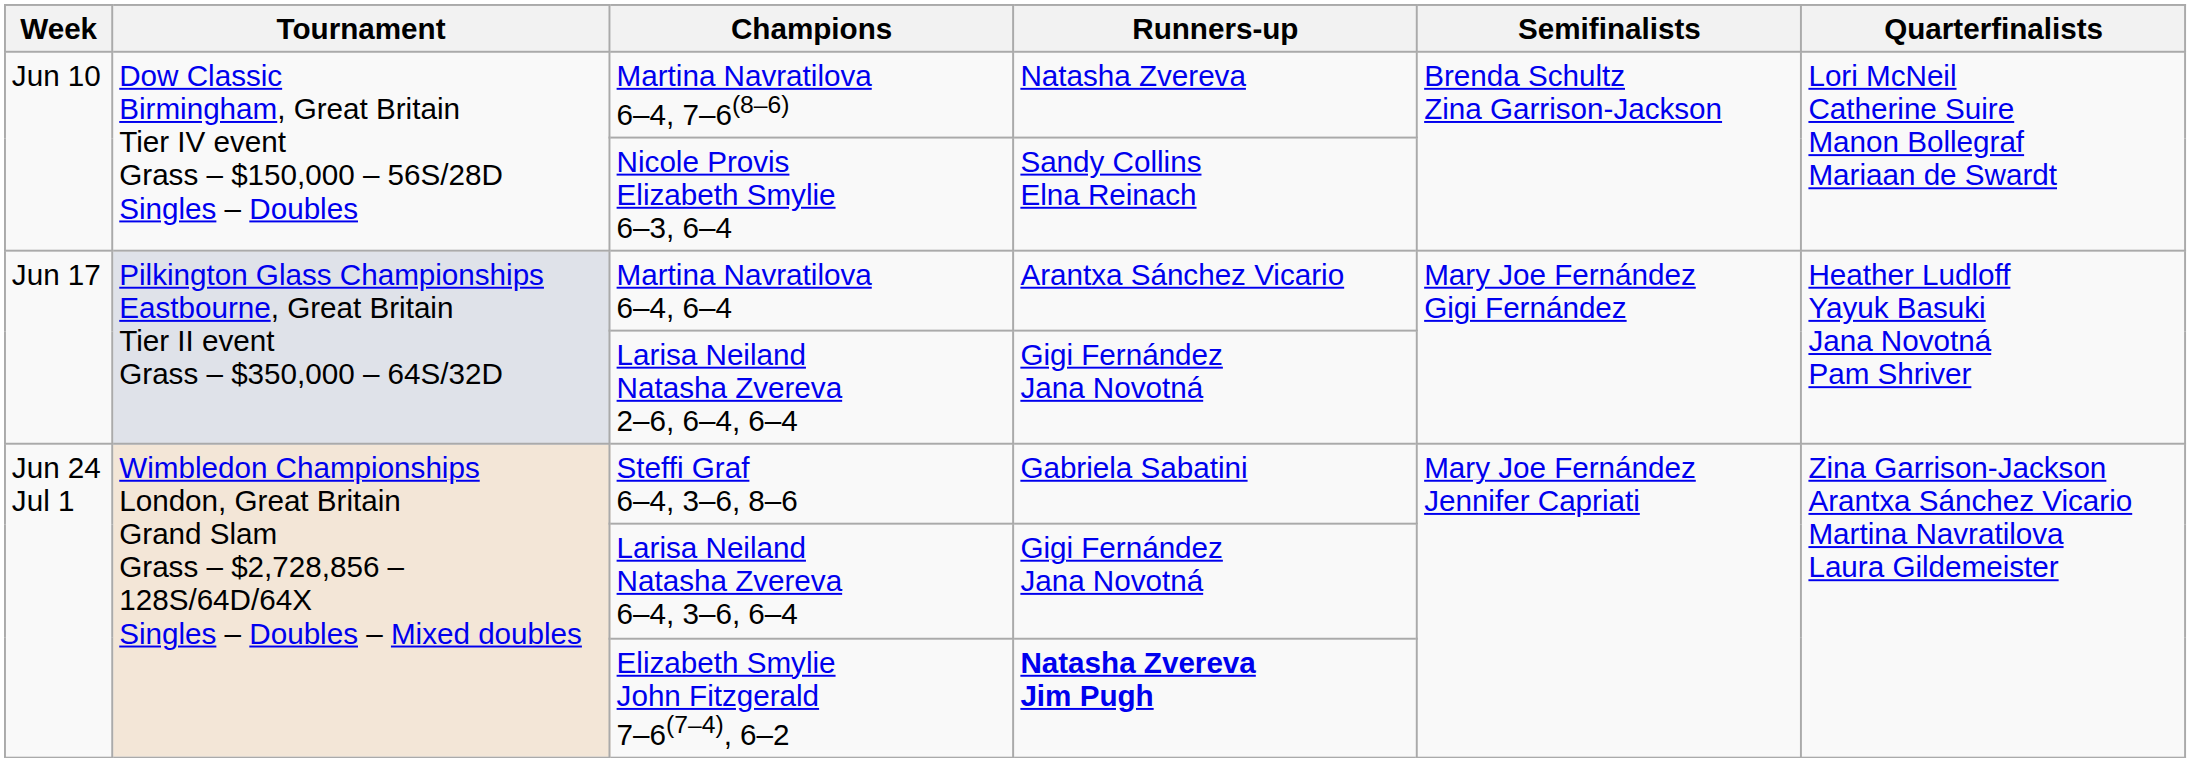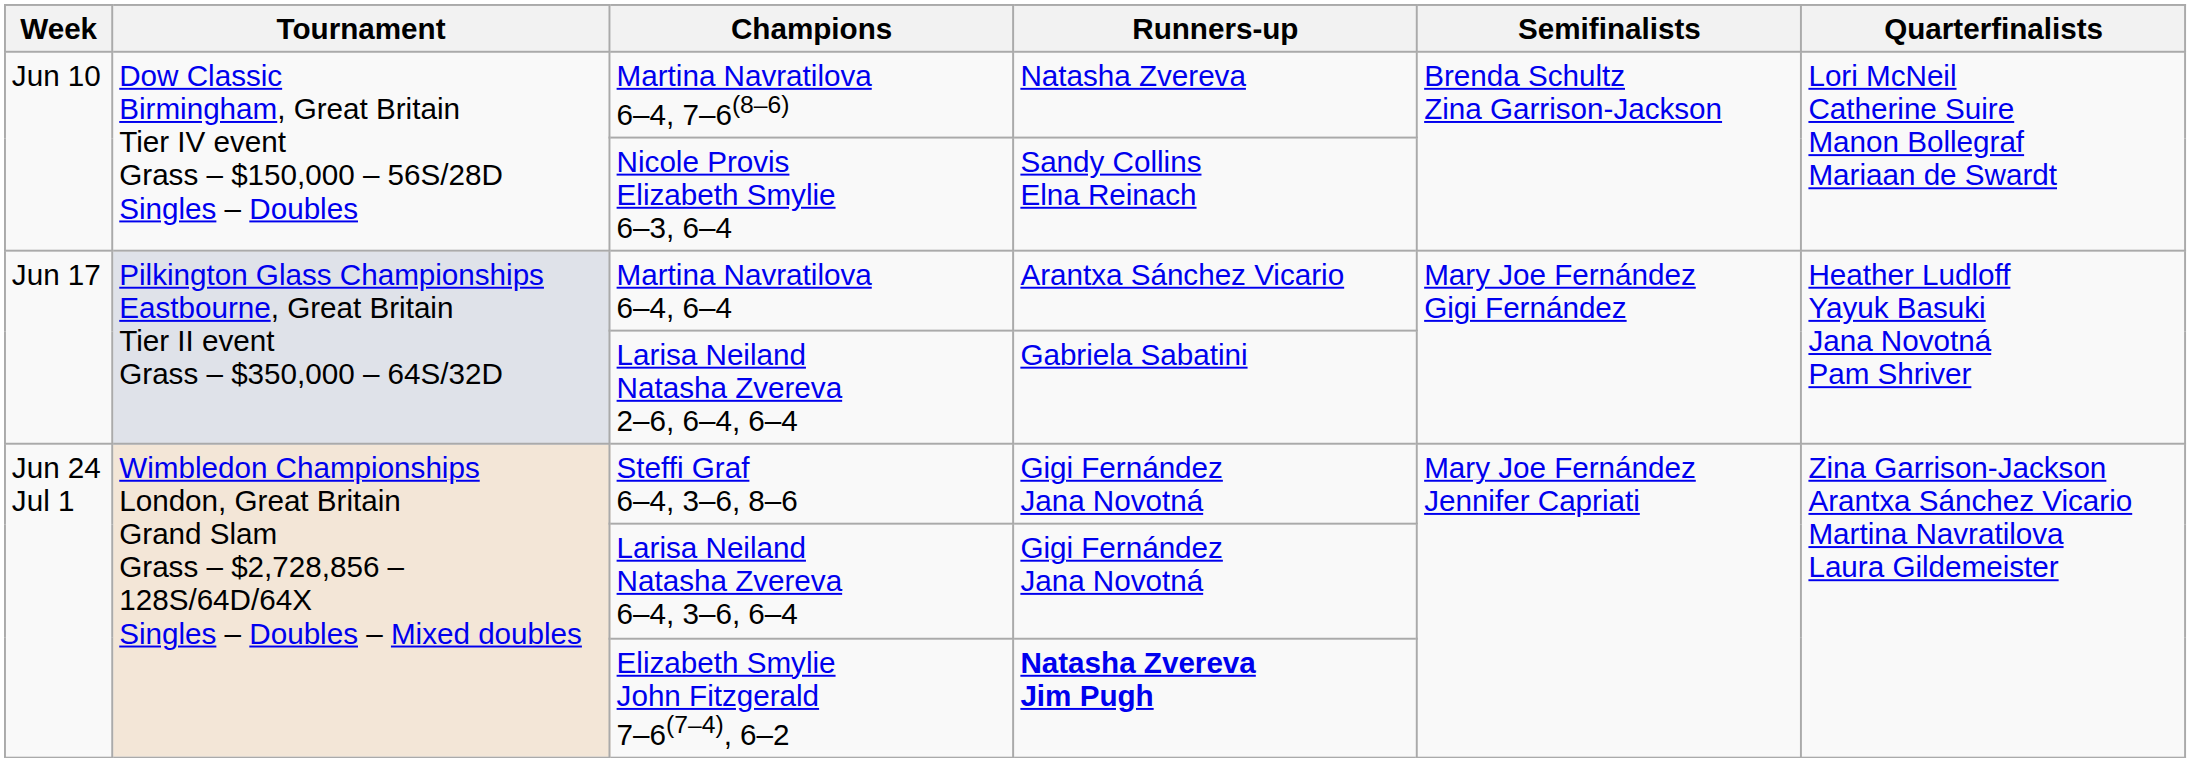(1122, 371) Gigi Fernández Jana Novotná -> (1134, 355) Gabriela Sabatini
(1134, 468) Gabriela Sabatini -> (1122, 485) Gigi Fernández Jana Novotná
